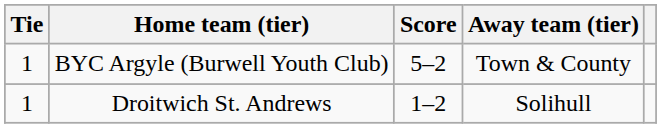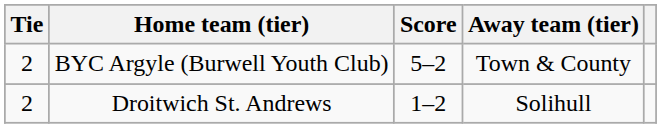(27, 63) 1 -> (27, 63) 2
(27, 102) 1 -> (27, 102) 2
